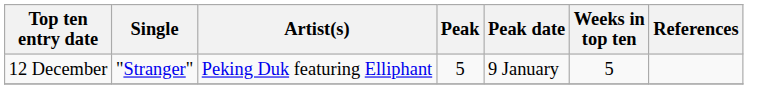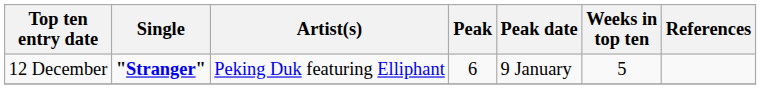(155, 68) normal -> (161, 68) bold
(460, 68) 5 -> (473, 68) 6
